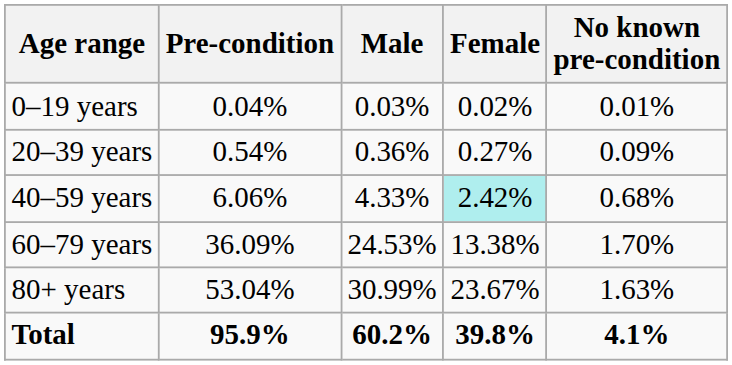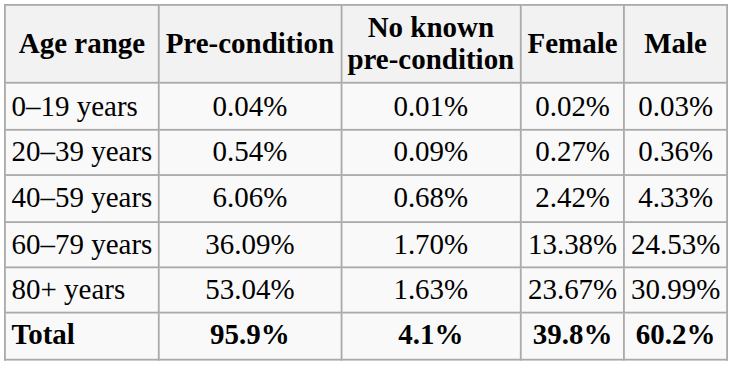columns swapped: (637, 43) <-> (392, 43)
(495, 197) paleturquoise background -> (573, 197) no background
